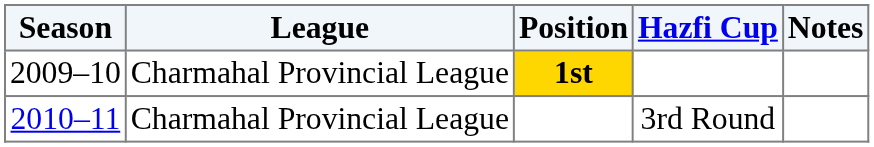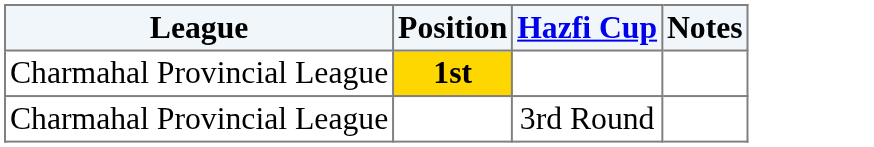- column: (65, 27)
